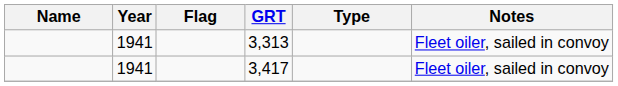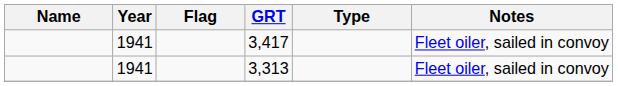rows swapped: (269, 68) <-> (269, 42)
